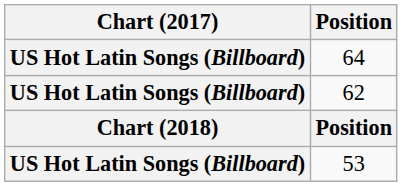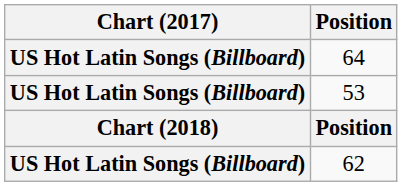rows swapped: (354, 163) <-> (354, 92)
